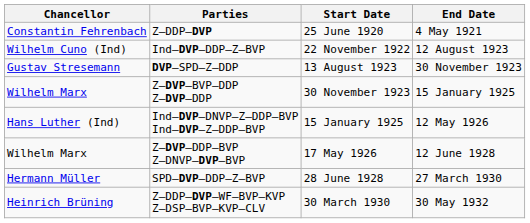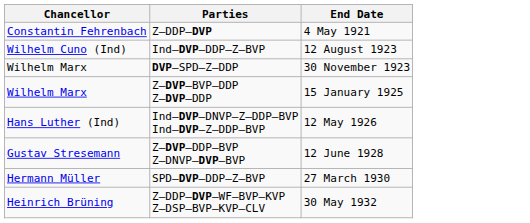- column: (357, 13)
(64, 67) Gustav Stresemann -> (47, 67) Wilhelm Marx
(47, 153) Wilhelm Marx -> (64, 153) Gustav Stresemann
